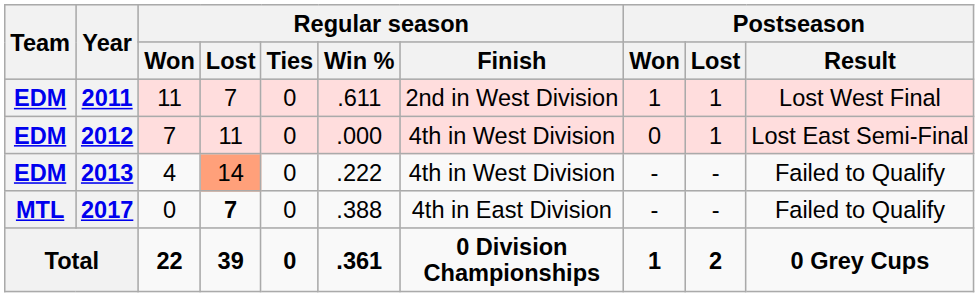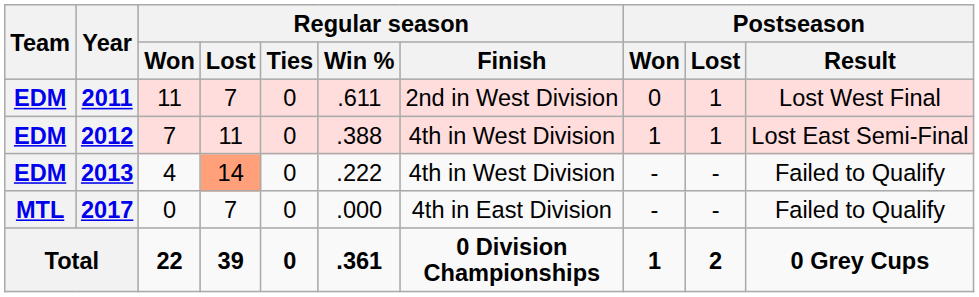(654, 98) 1 -> (654, 98) 0
(359, 136) .000 -> (359, 136) .388
(654, 136) 0 -> (654, 136) 1
(231, 210) bold -> (231, 210) normal
(359, 210) .388 -> (359, 210) .000
